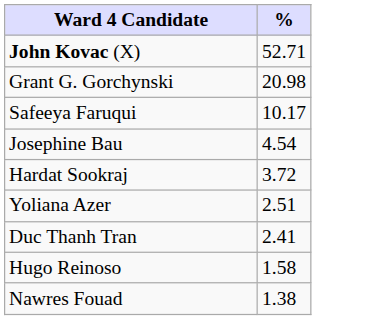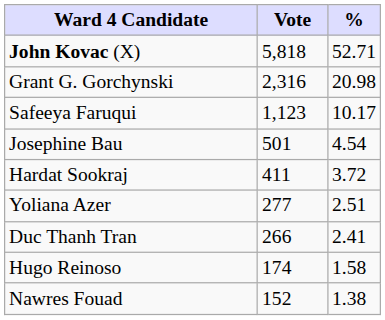+ column: (293, 19)
